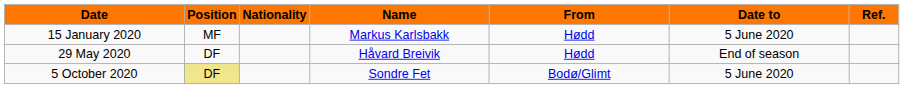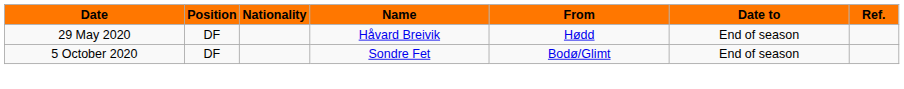- row: (94, 35)
(212, 74) khaki background -> (212, 54) no background
(759, 74) 5 June 2020 -> (759, 54) End of season
